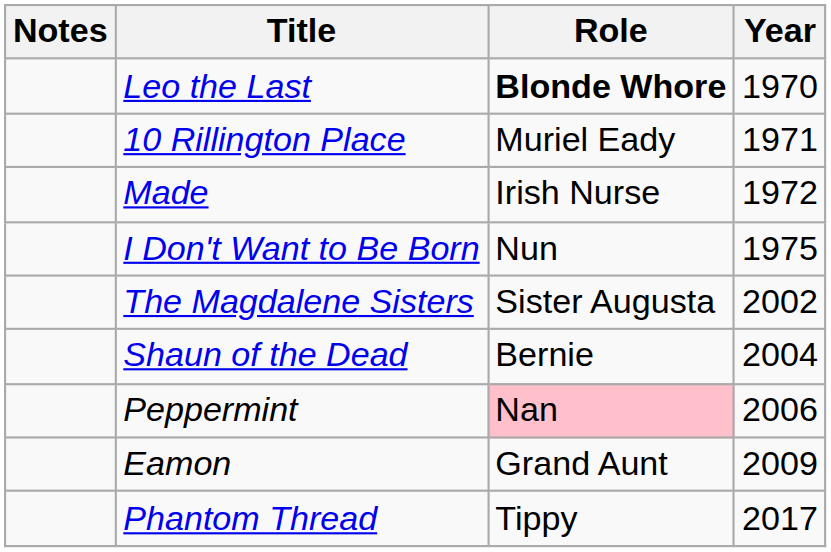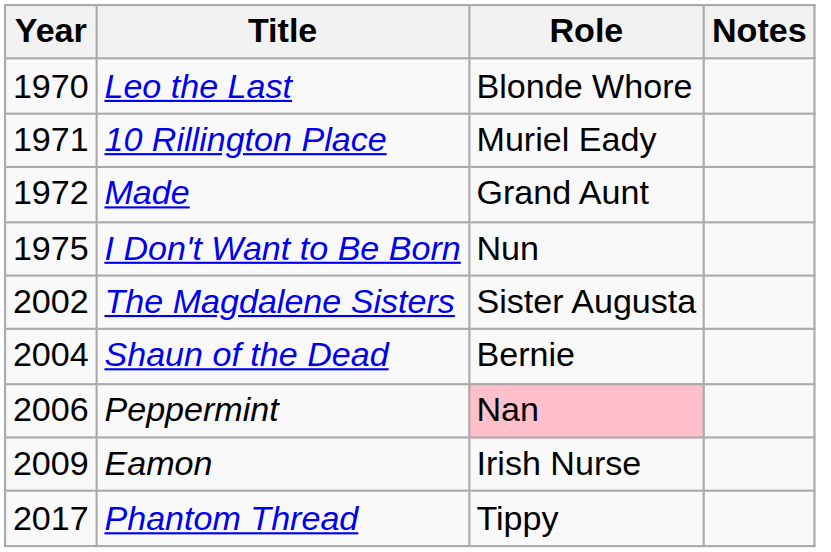columns swapped: (780, 31) <-> (60, 31)
(611, 85) bold -> (584, 85) normal
(578, 193) Irish Nurse -> (563, 193) Grand Aunt
(582, 463) Grand Aunt -> (559, 463) Irish Nurse
